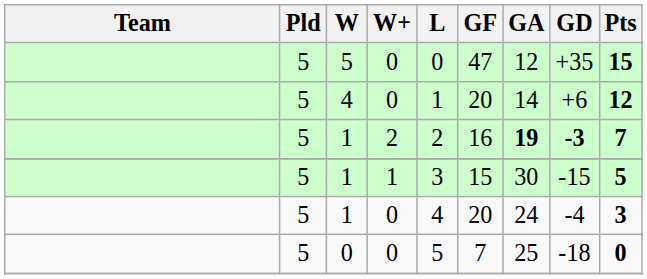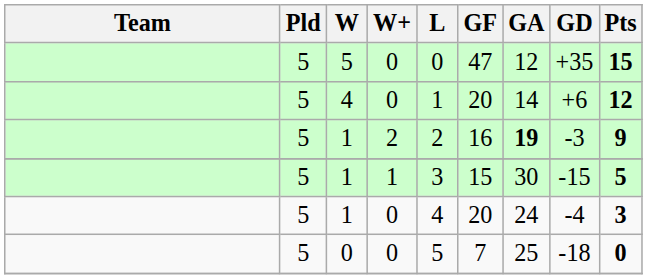(574, 138) bold -> (574, 138) normal
(621, 138) 7 -> (621, 138) 9
